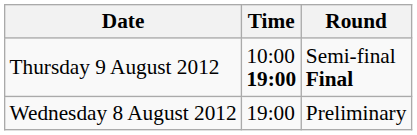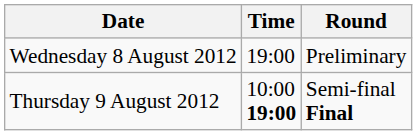rows swapped: (123, 112) <-> (114, 67)
